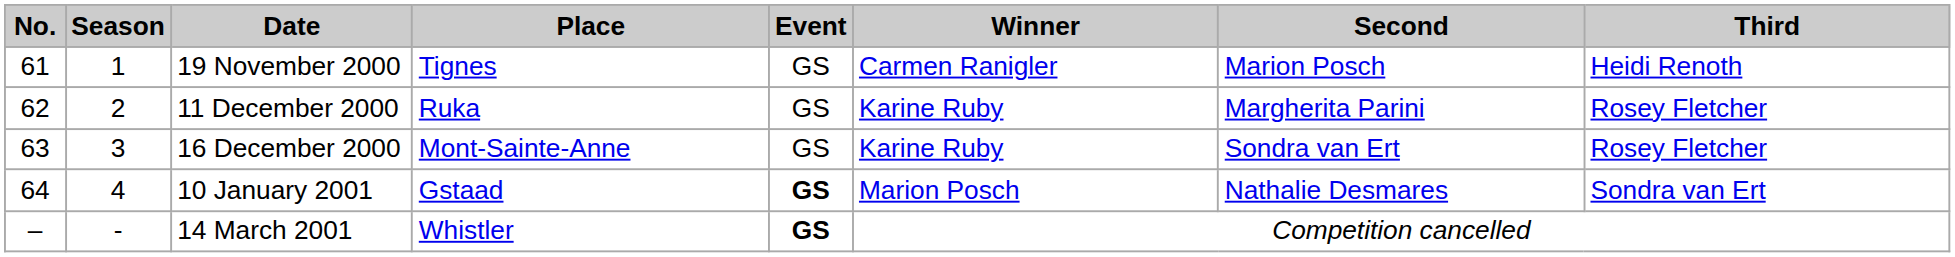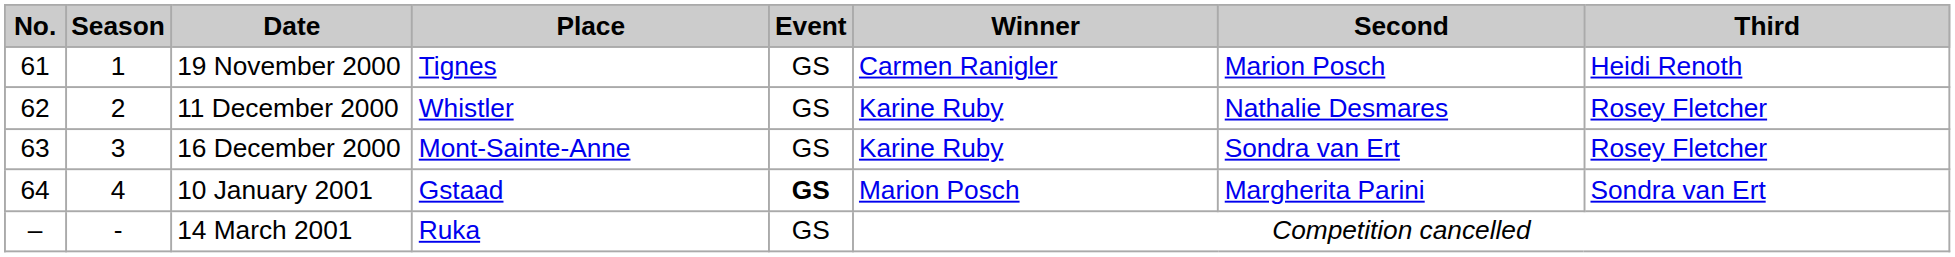(449, 107) Ruka -> (466, 107) Whistler
(1325, 107) Margherita Parini -> (1336, 107) Nathalie Desmares
(1336, 189) Nathalie Desmares -> (1325, 189) Margherita Parini
(466, 231) Whistler -> (449, 231) Ruka
(811, 231) bold -> (811, 231) normal
